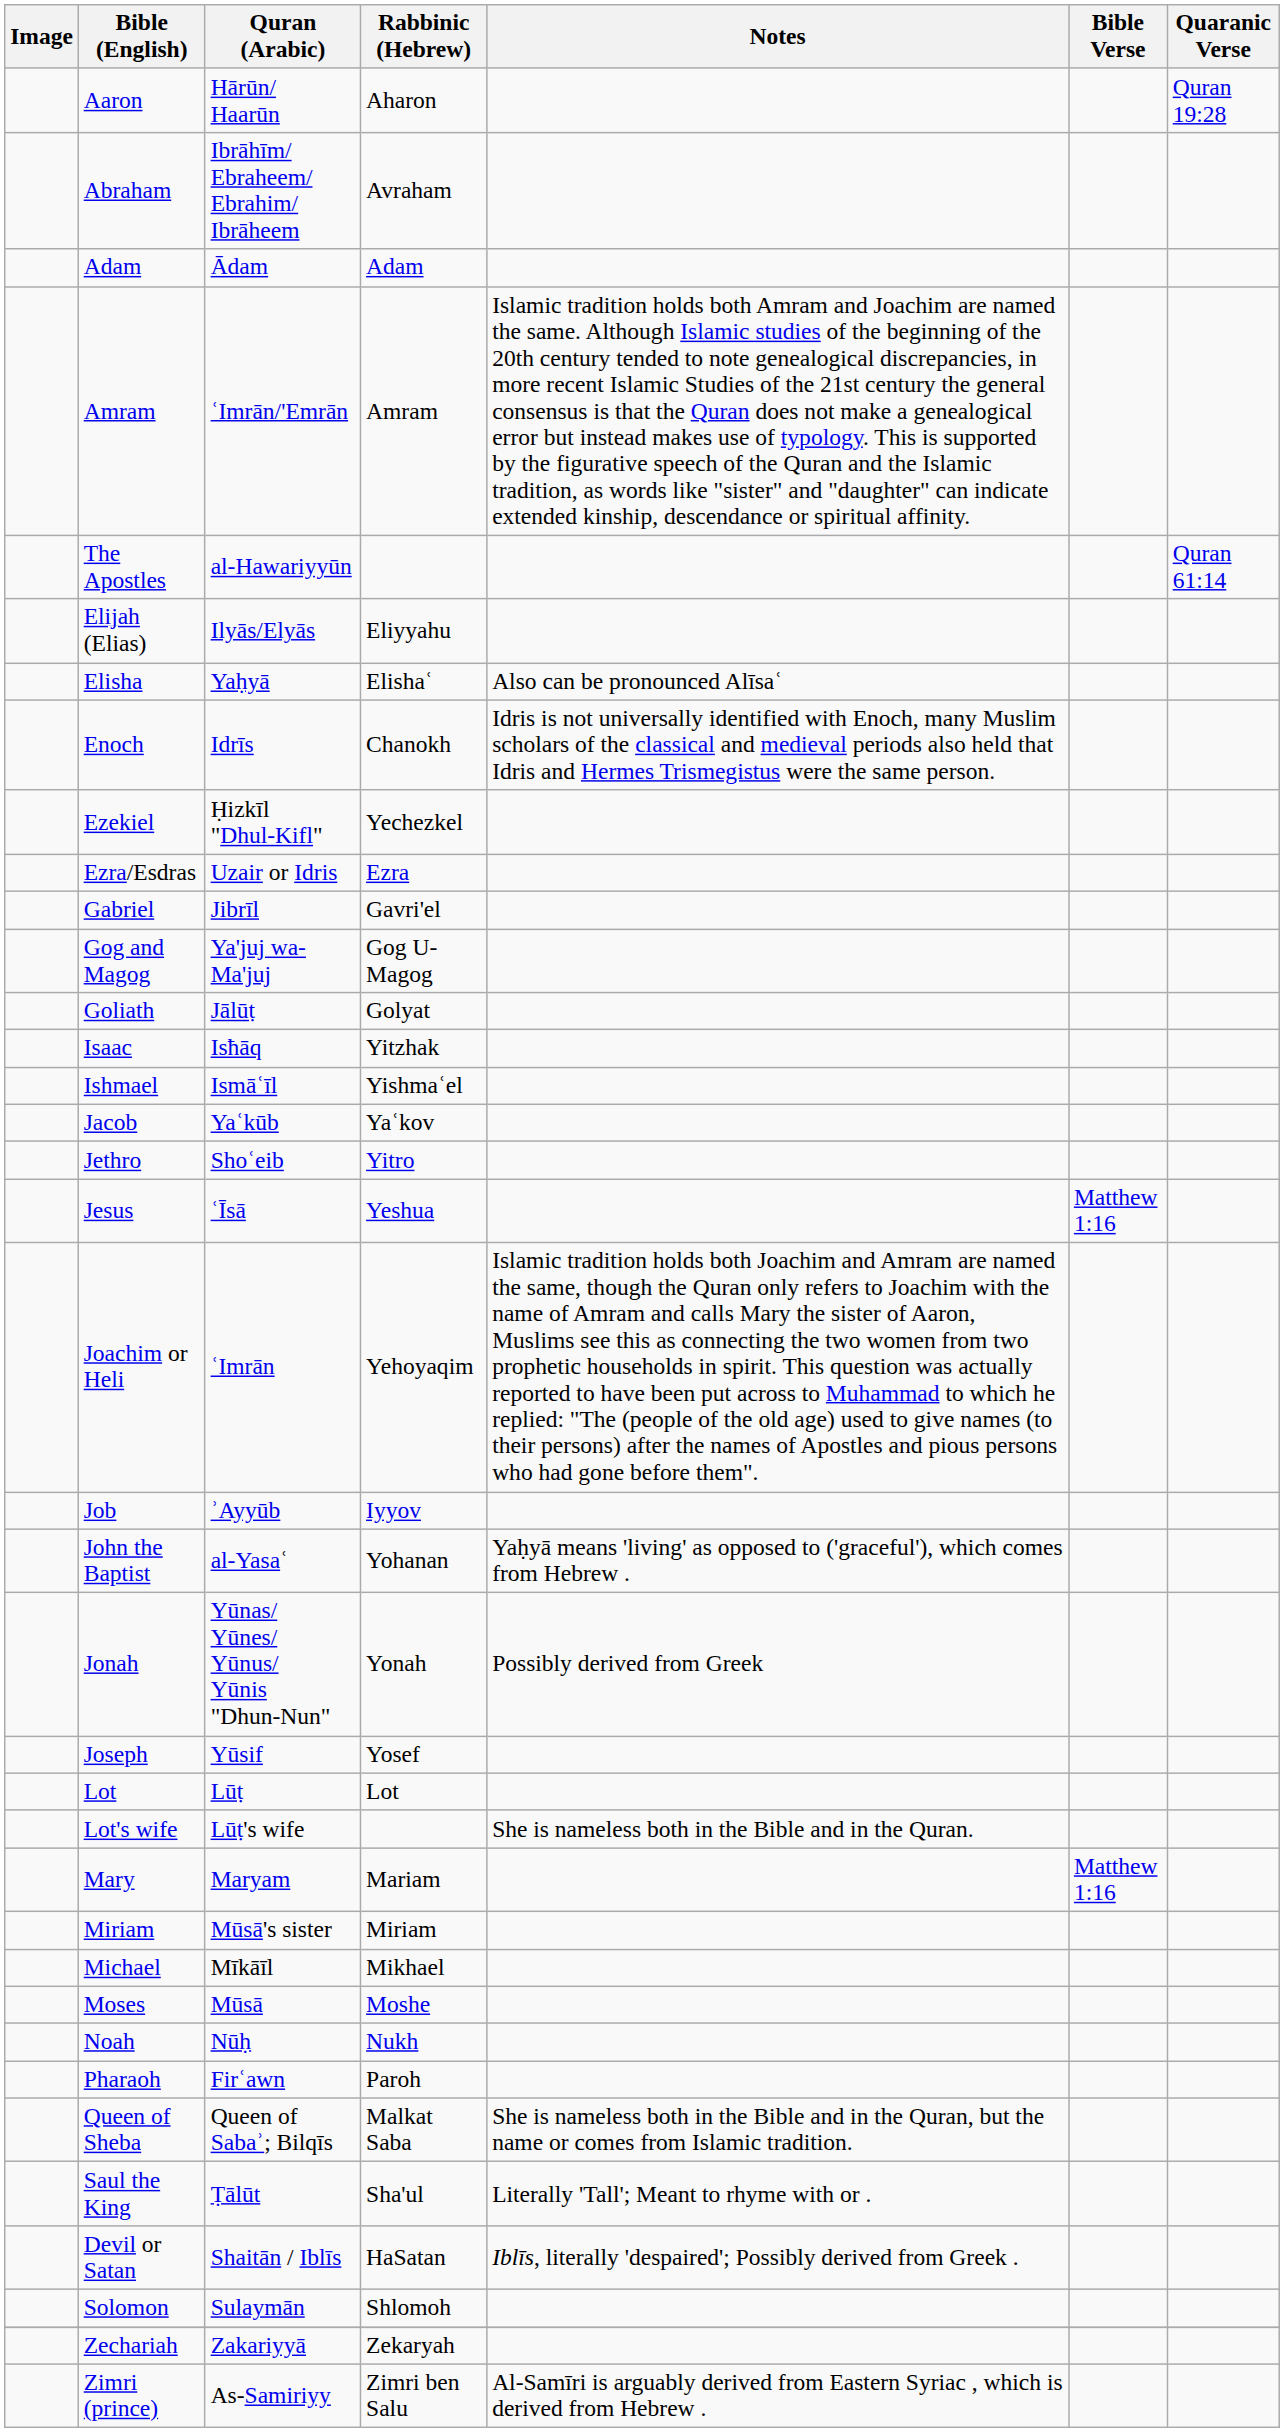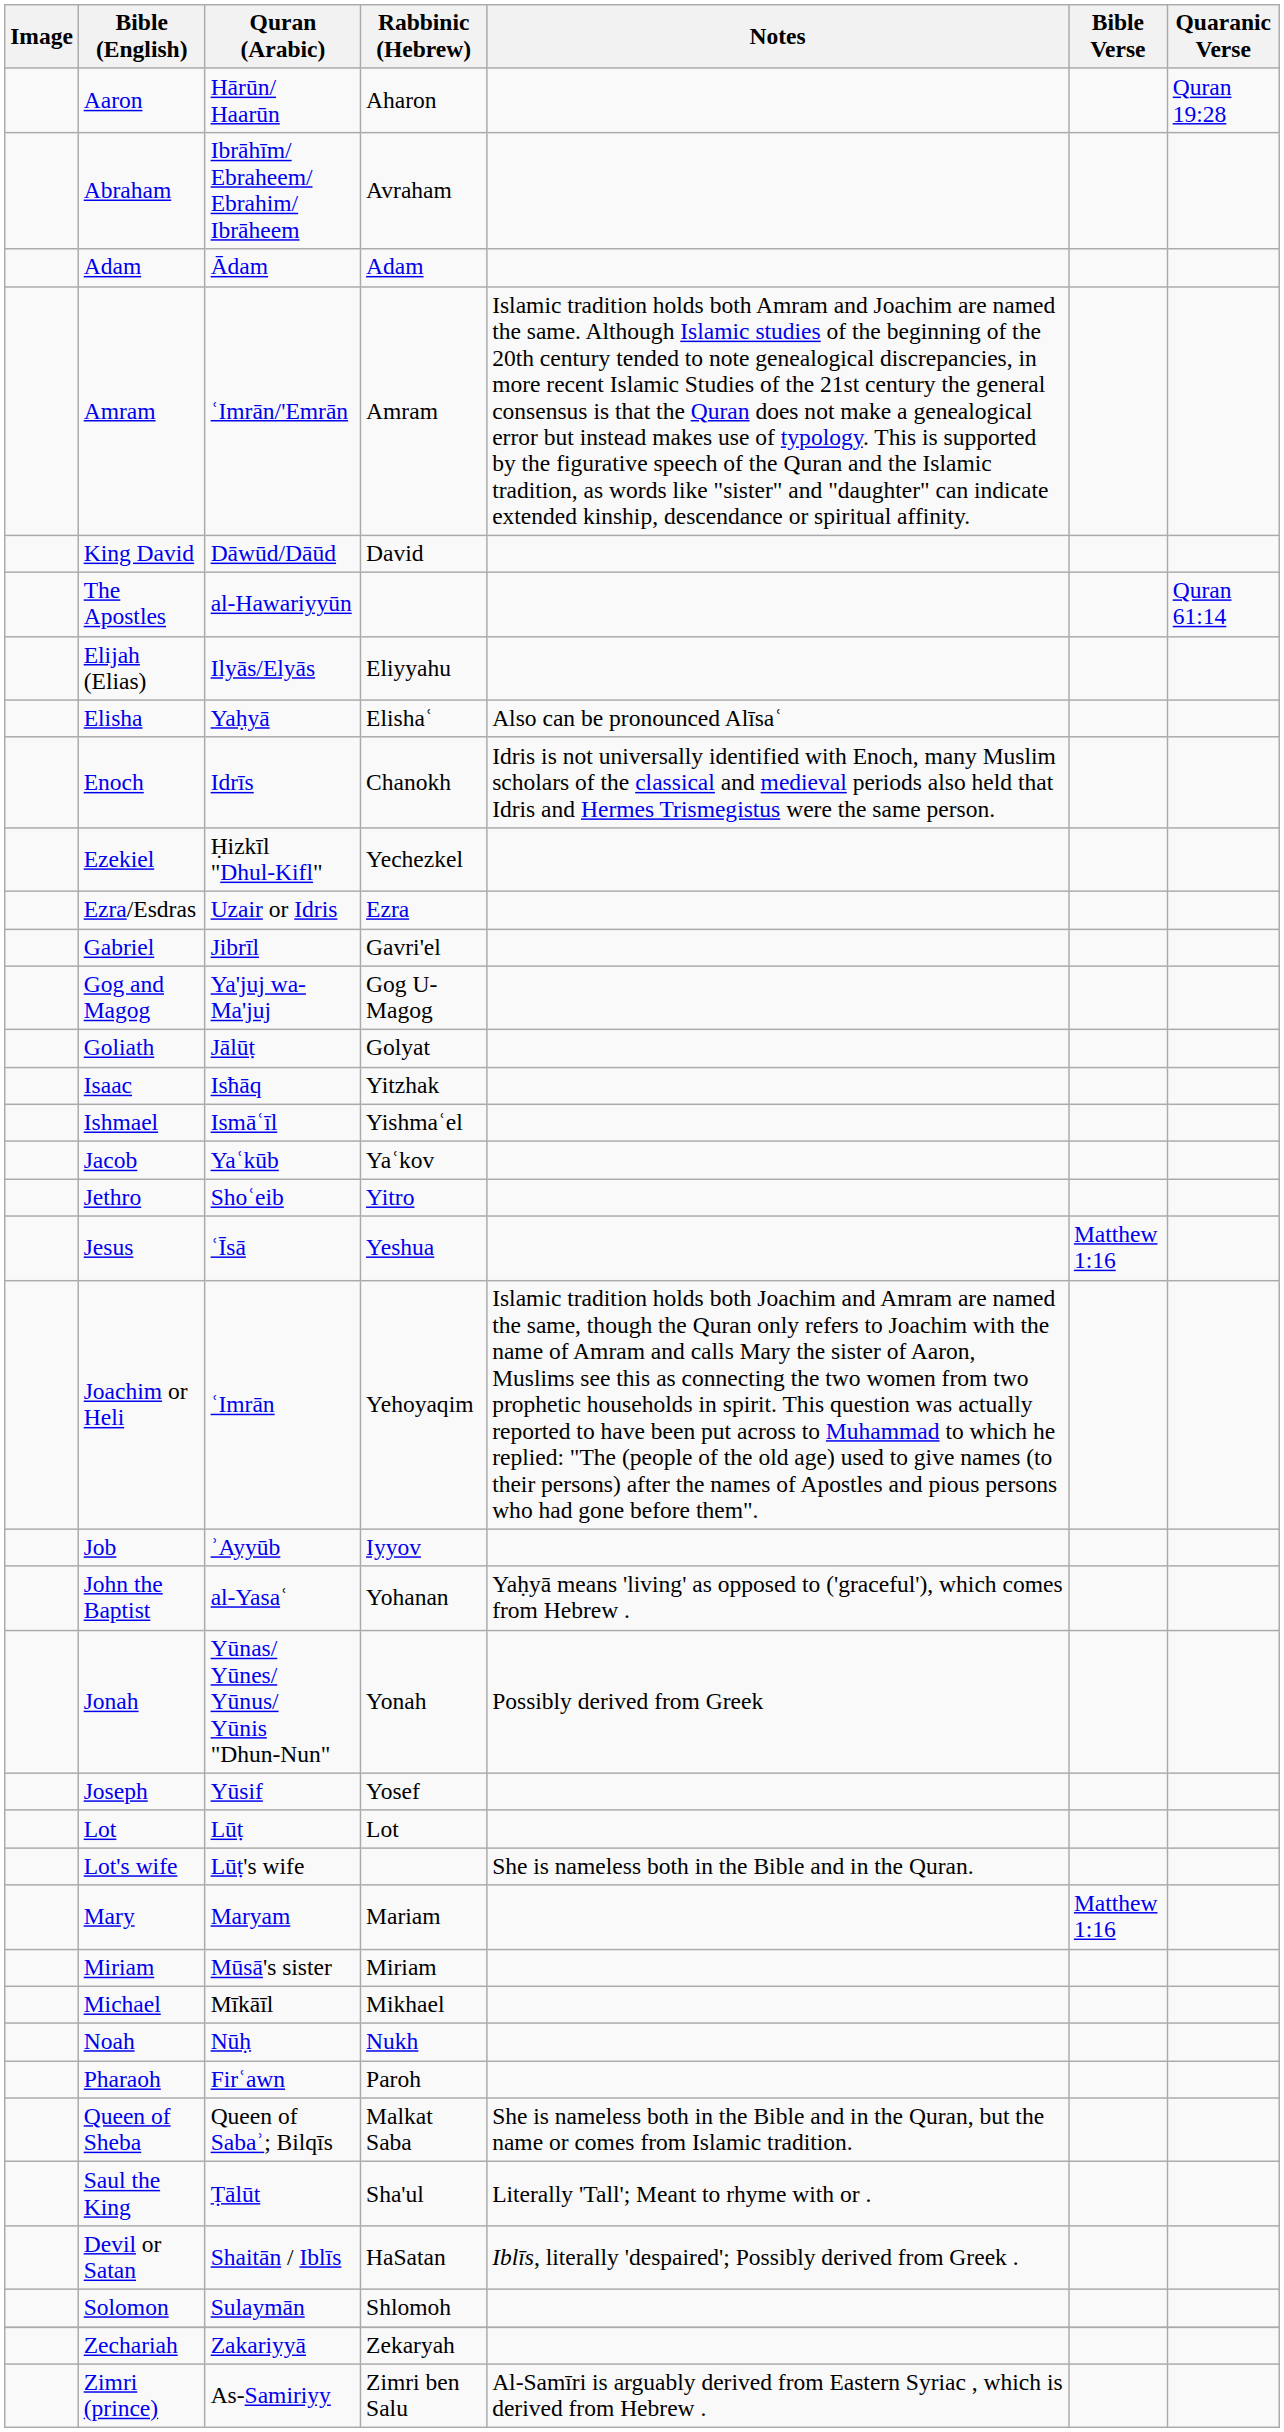+ row: (139, 553)
- row: (114, 2004)
